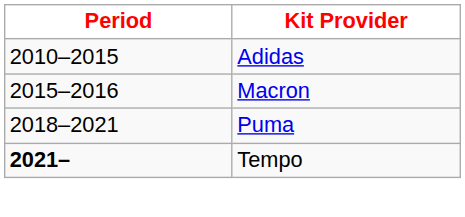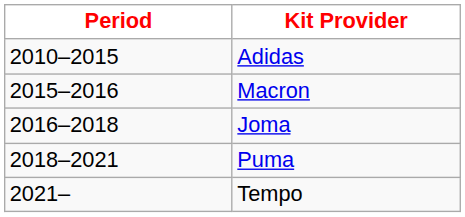+ row: (264, 125)
(40, 159) bold -> (40, 194) normal
